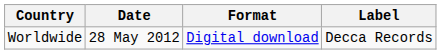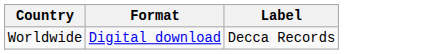- column: (134, 16)
